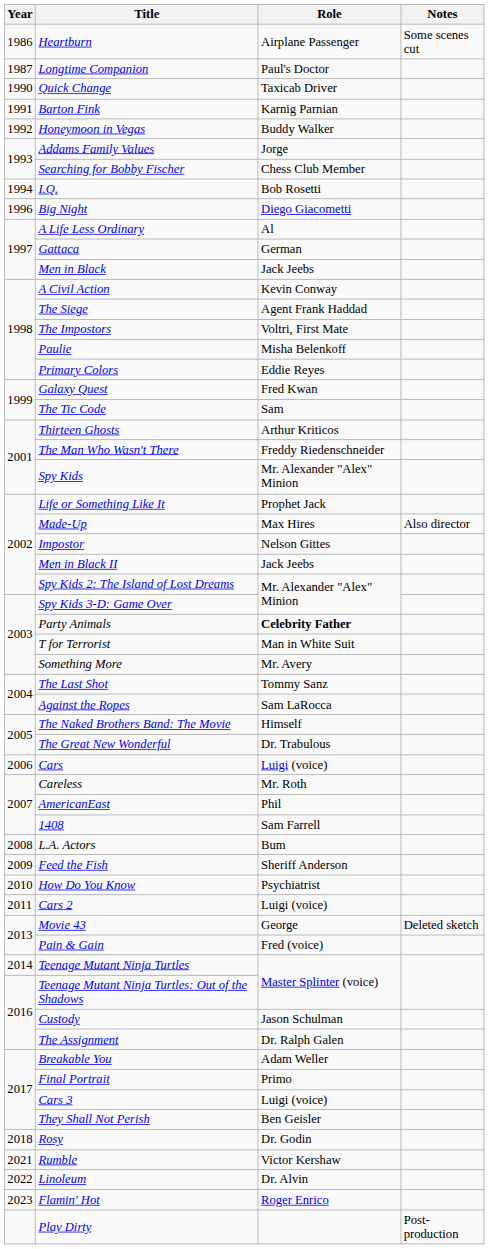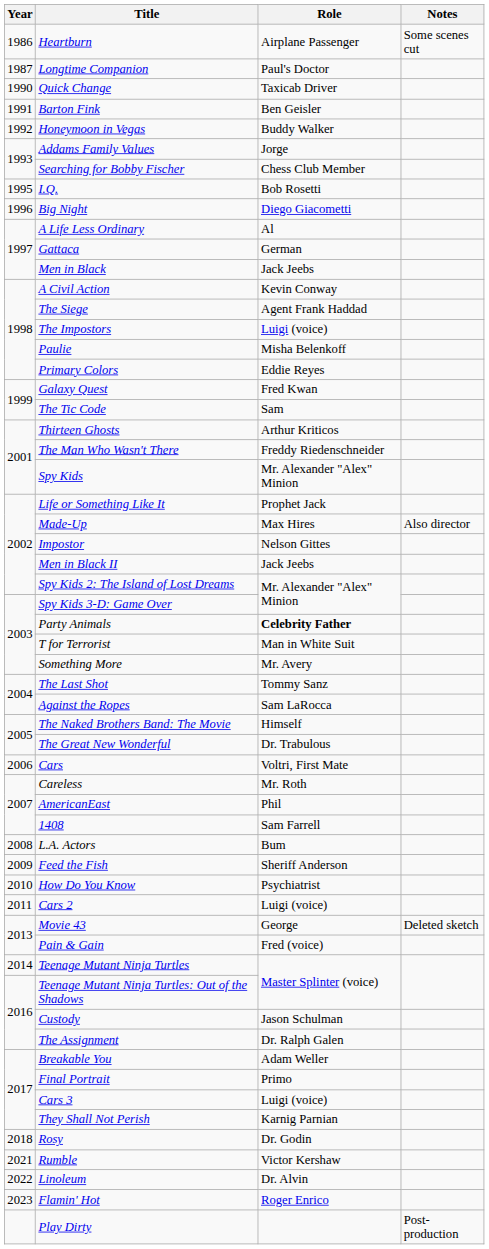(299, 108) Karnig Parnian -> (291, 108) Ben Geisler
(20, 189) 1994 -> (20, 189) 1995
(305, 329) Voltri, First Mate -> (294, 329) Luigi (voice)
(294, 764) Luigi (voice) -> (305, 764) Voltri, First Mate
(291, 1119) Ben Geisler -> (299, 1119) Karnig Parnian
